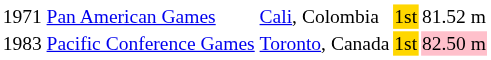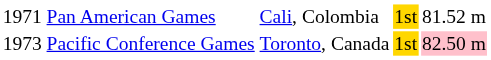(22, 43) 1983 -> (22, 43) 1973
